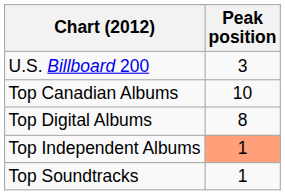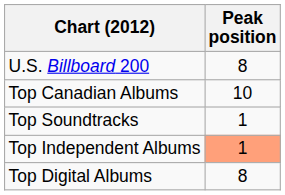(243, 65) 3 -> (243, 65) 8
rows swapped: (80, 120) <-> (74, 176)
